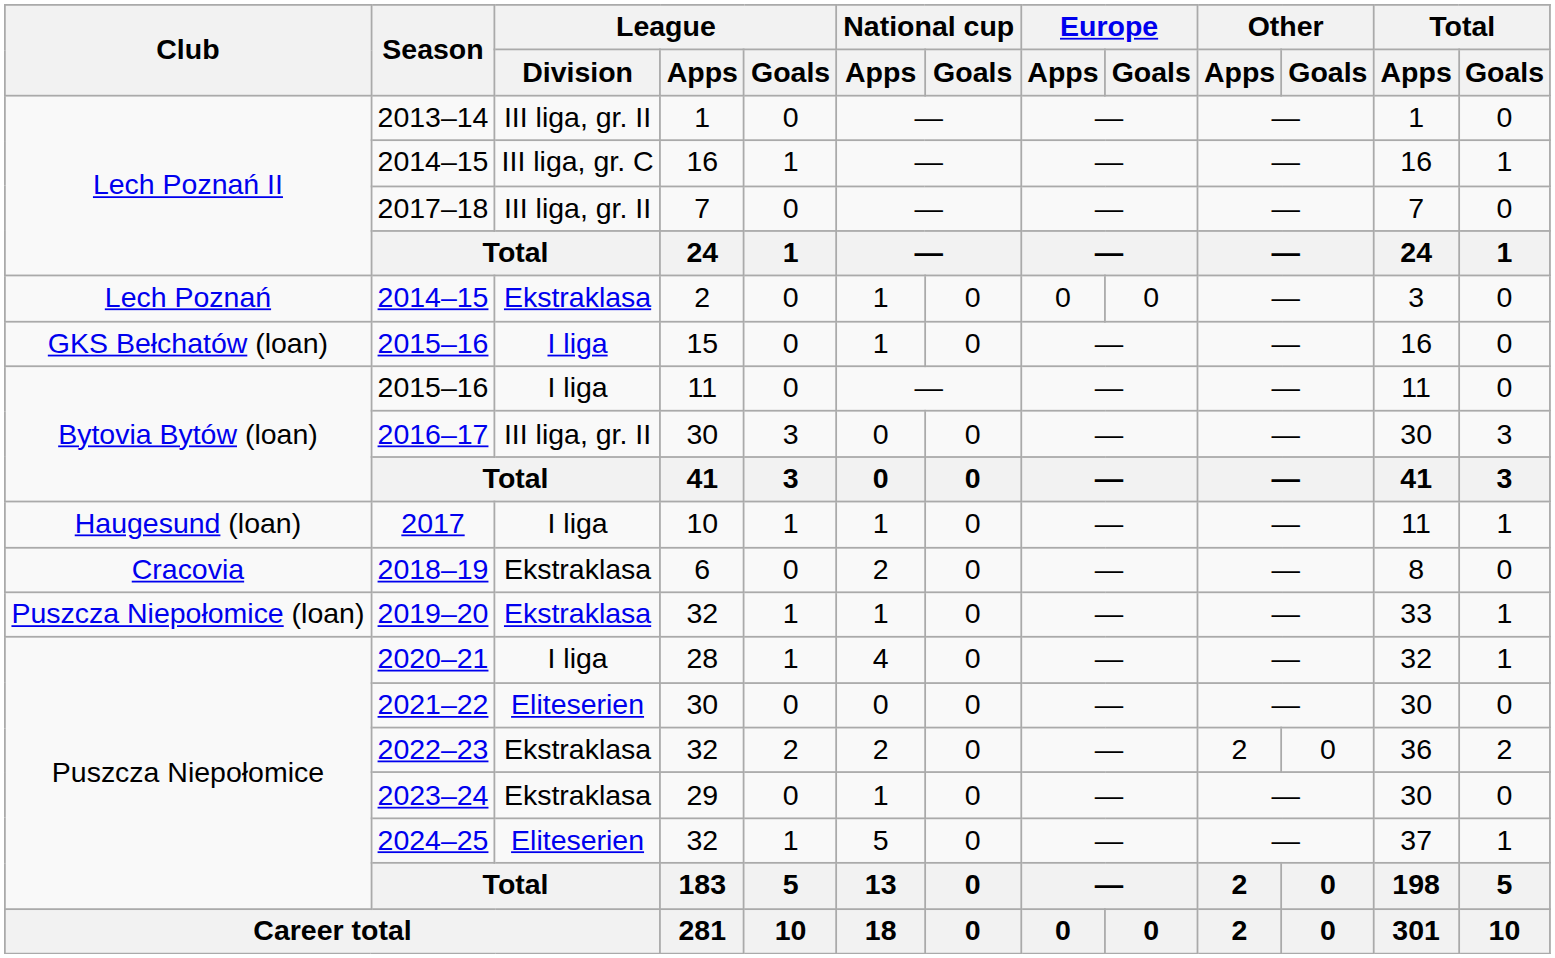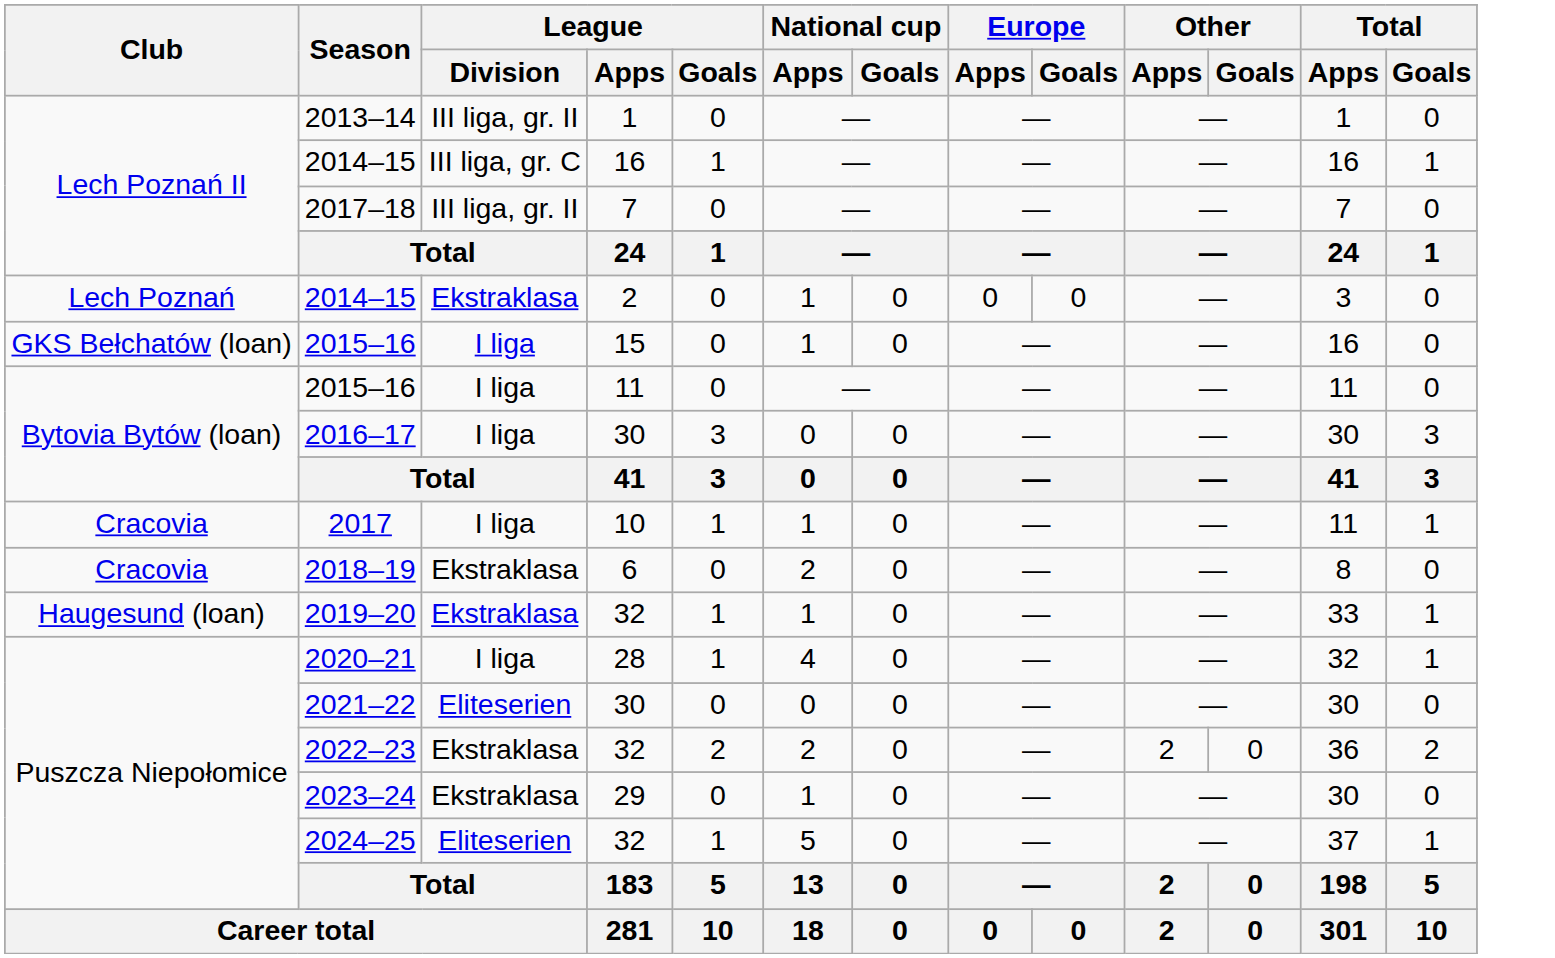(578, 433) III liga, gr. II -> (505, 433) I liga
(188, 523) Haugesund (loan) -> (152, 523) Cracovia
(188, 614) Puszcza Niepołomice (loan) -> (152, 614) Haugesund (loan)
